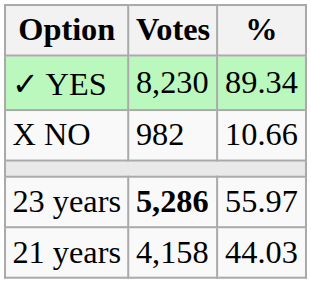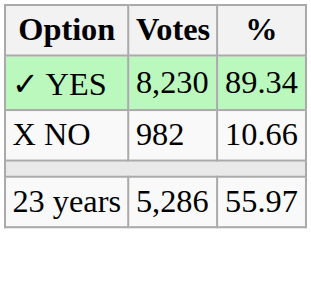(172, 200) bold -> (172, 200) normal
- row: (67, 252)
